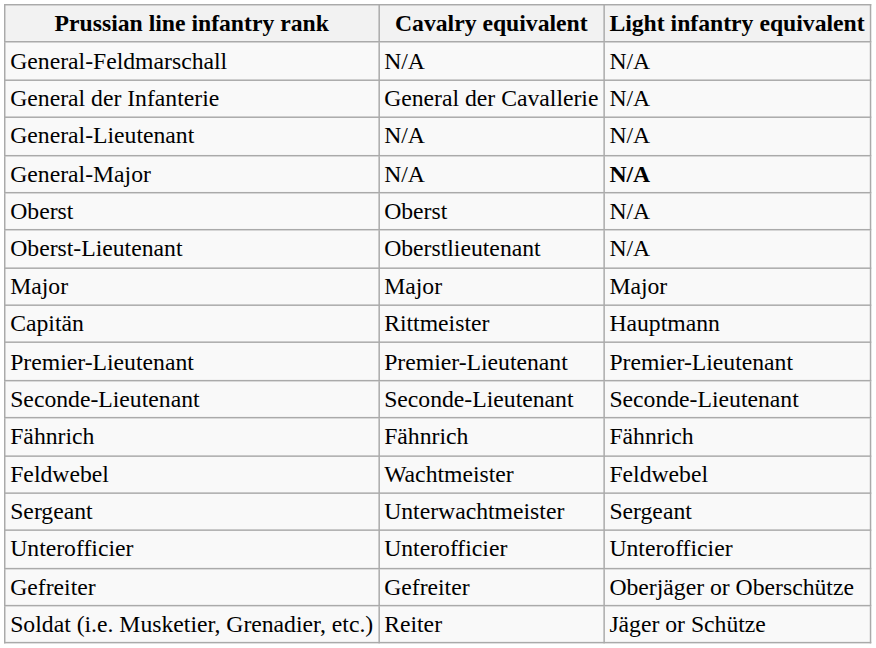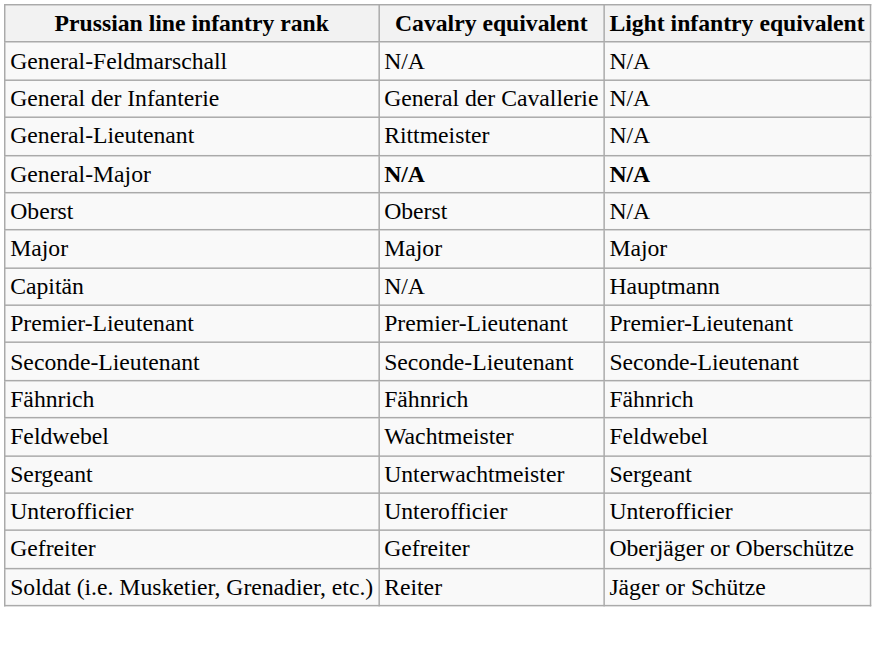(405, 135) N/A -> (437, 135) Rittmeister
(405, 173) normal -> (405, 173) bold
- row: (96, 248)
(437, 323) Rittmeister -> (405, 286) N/A
